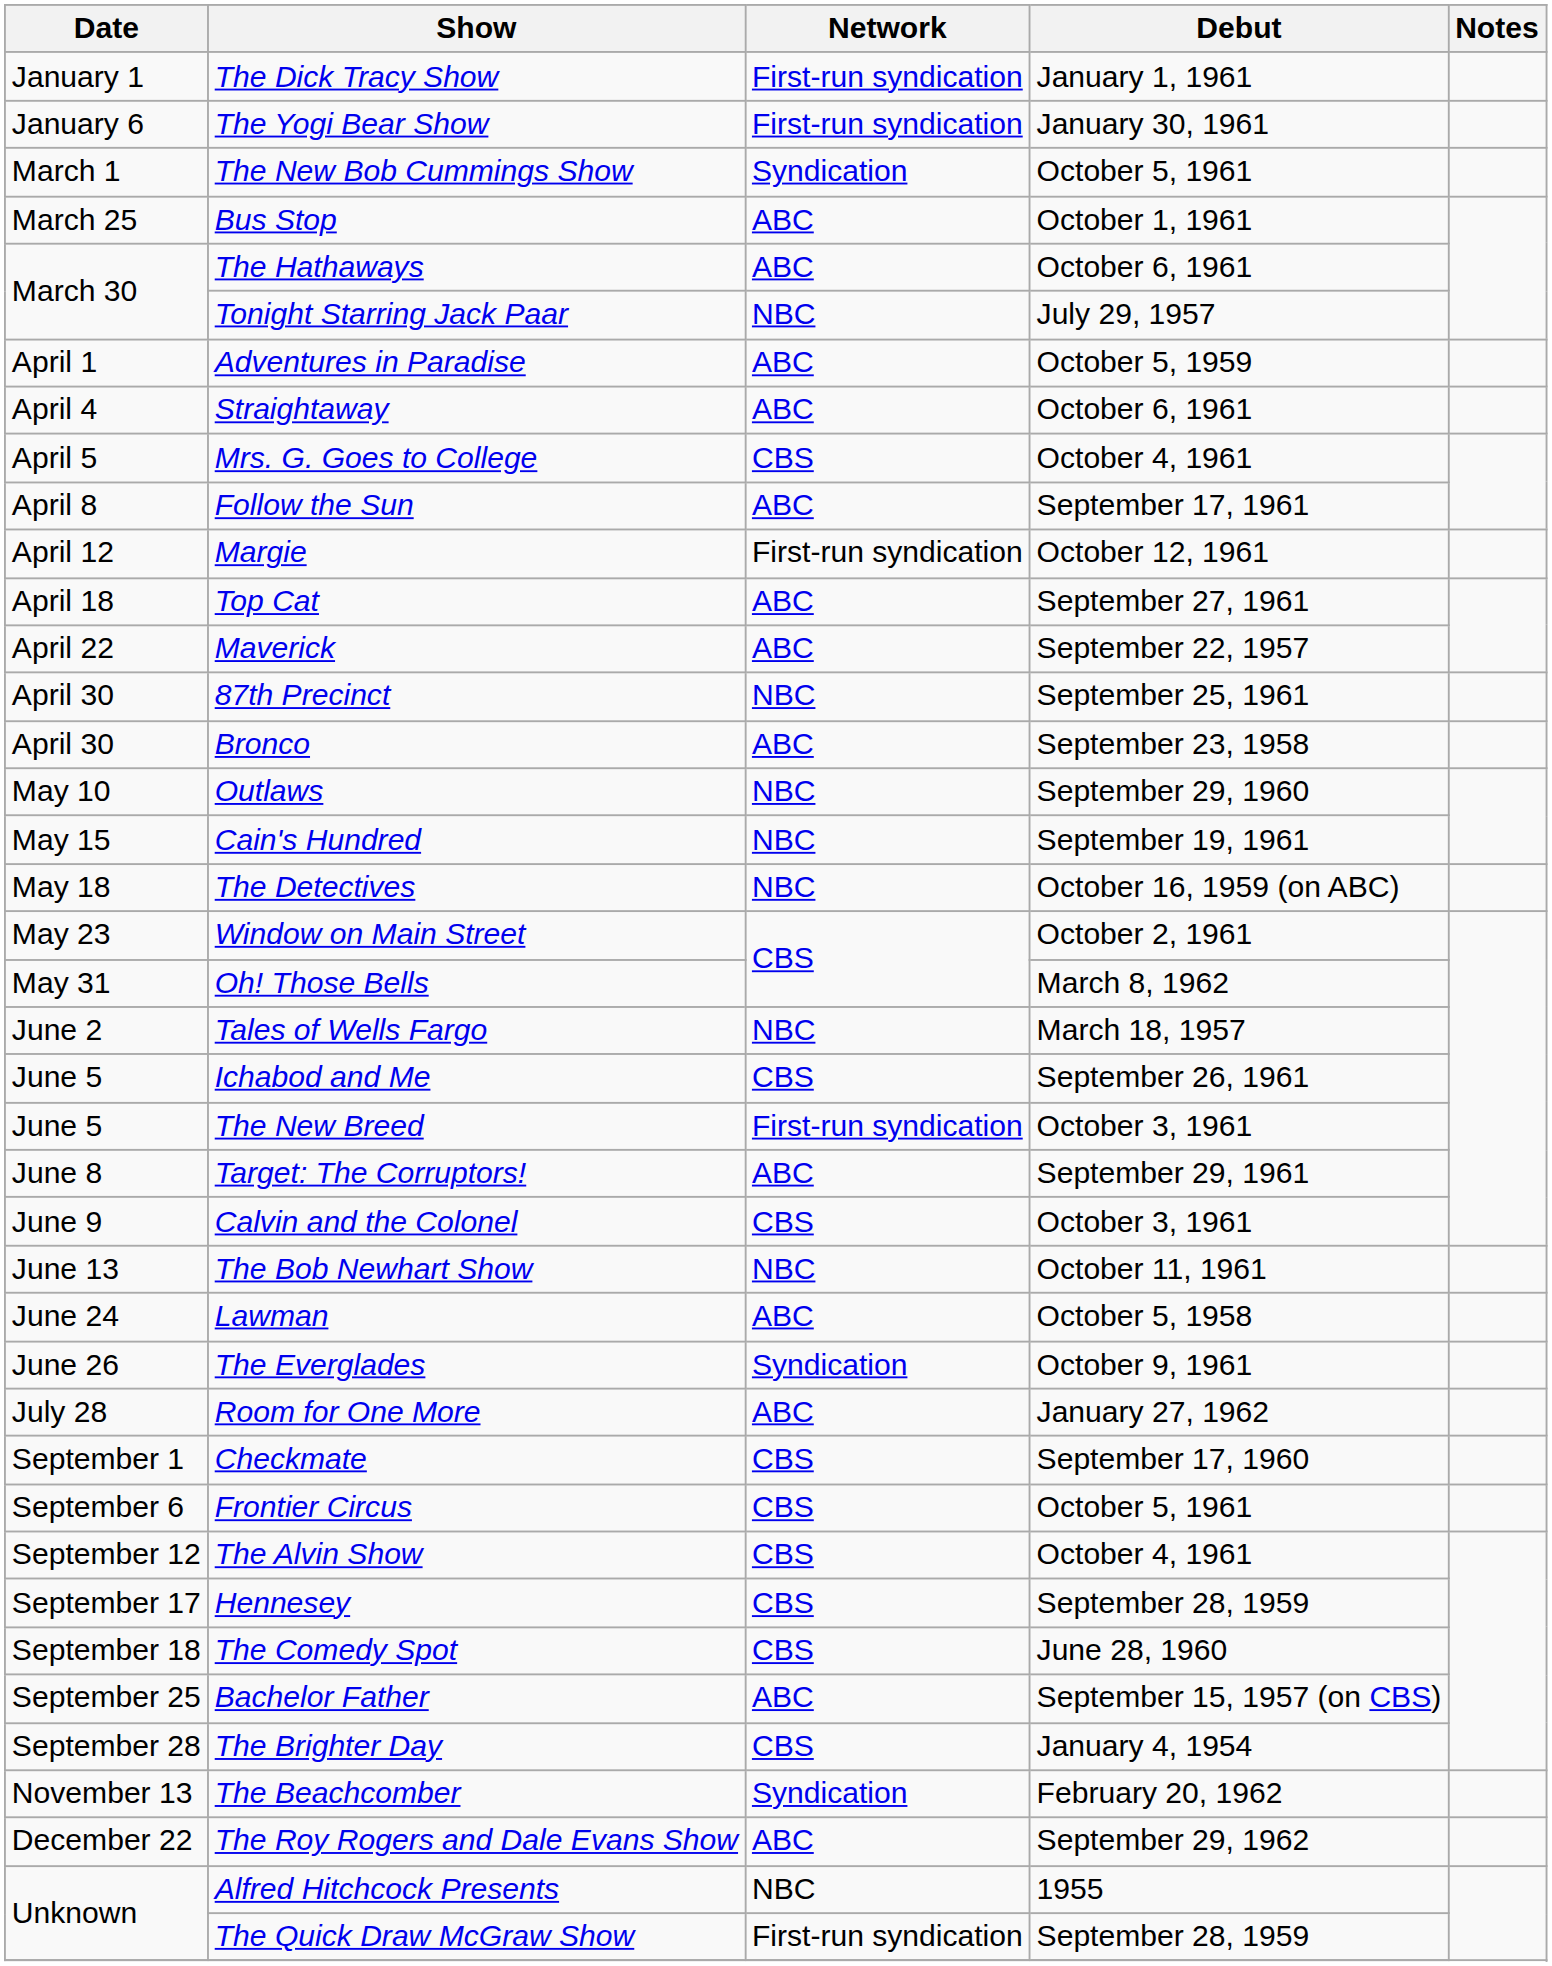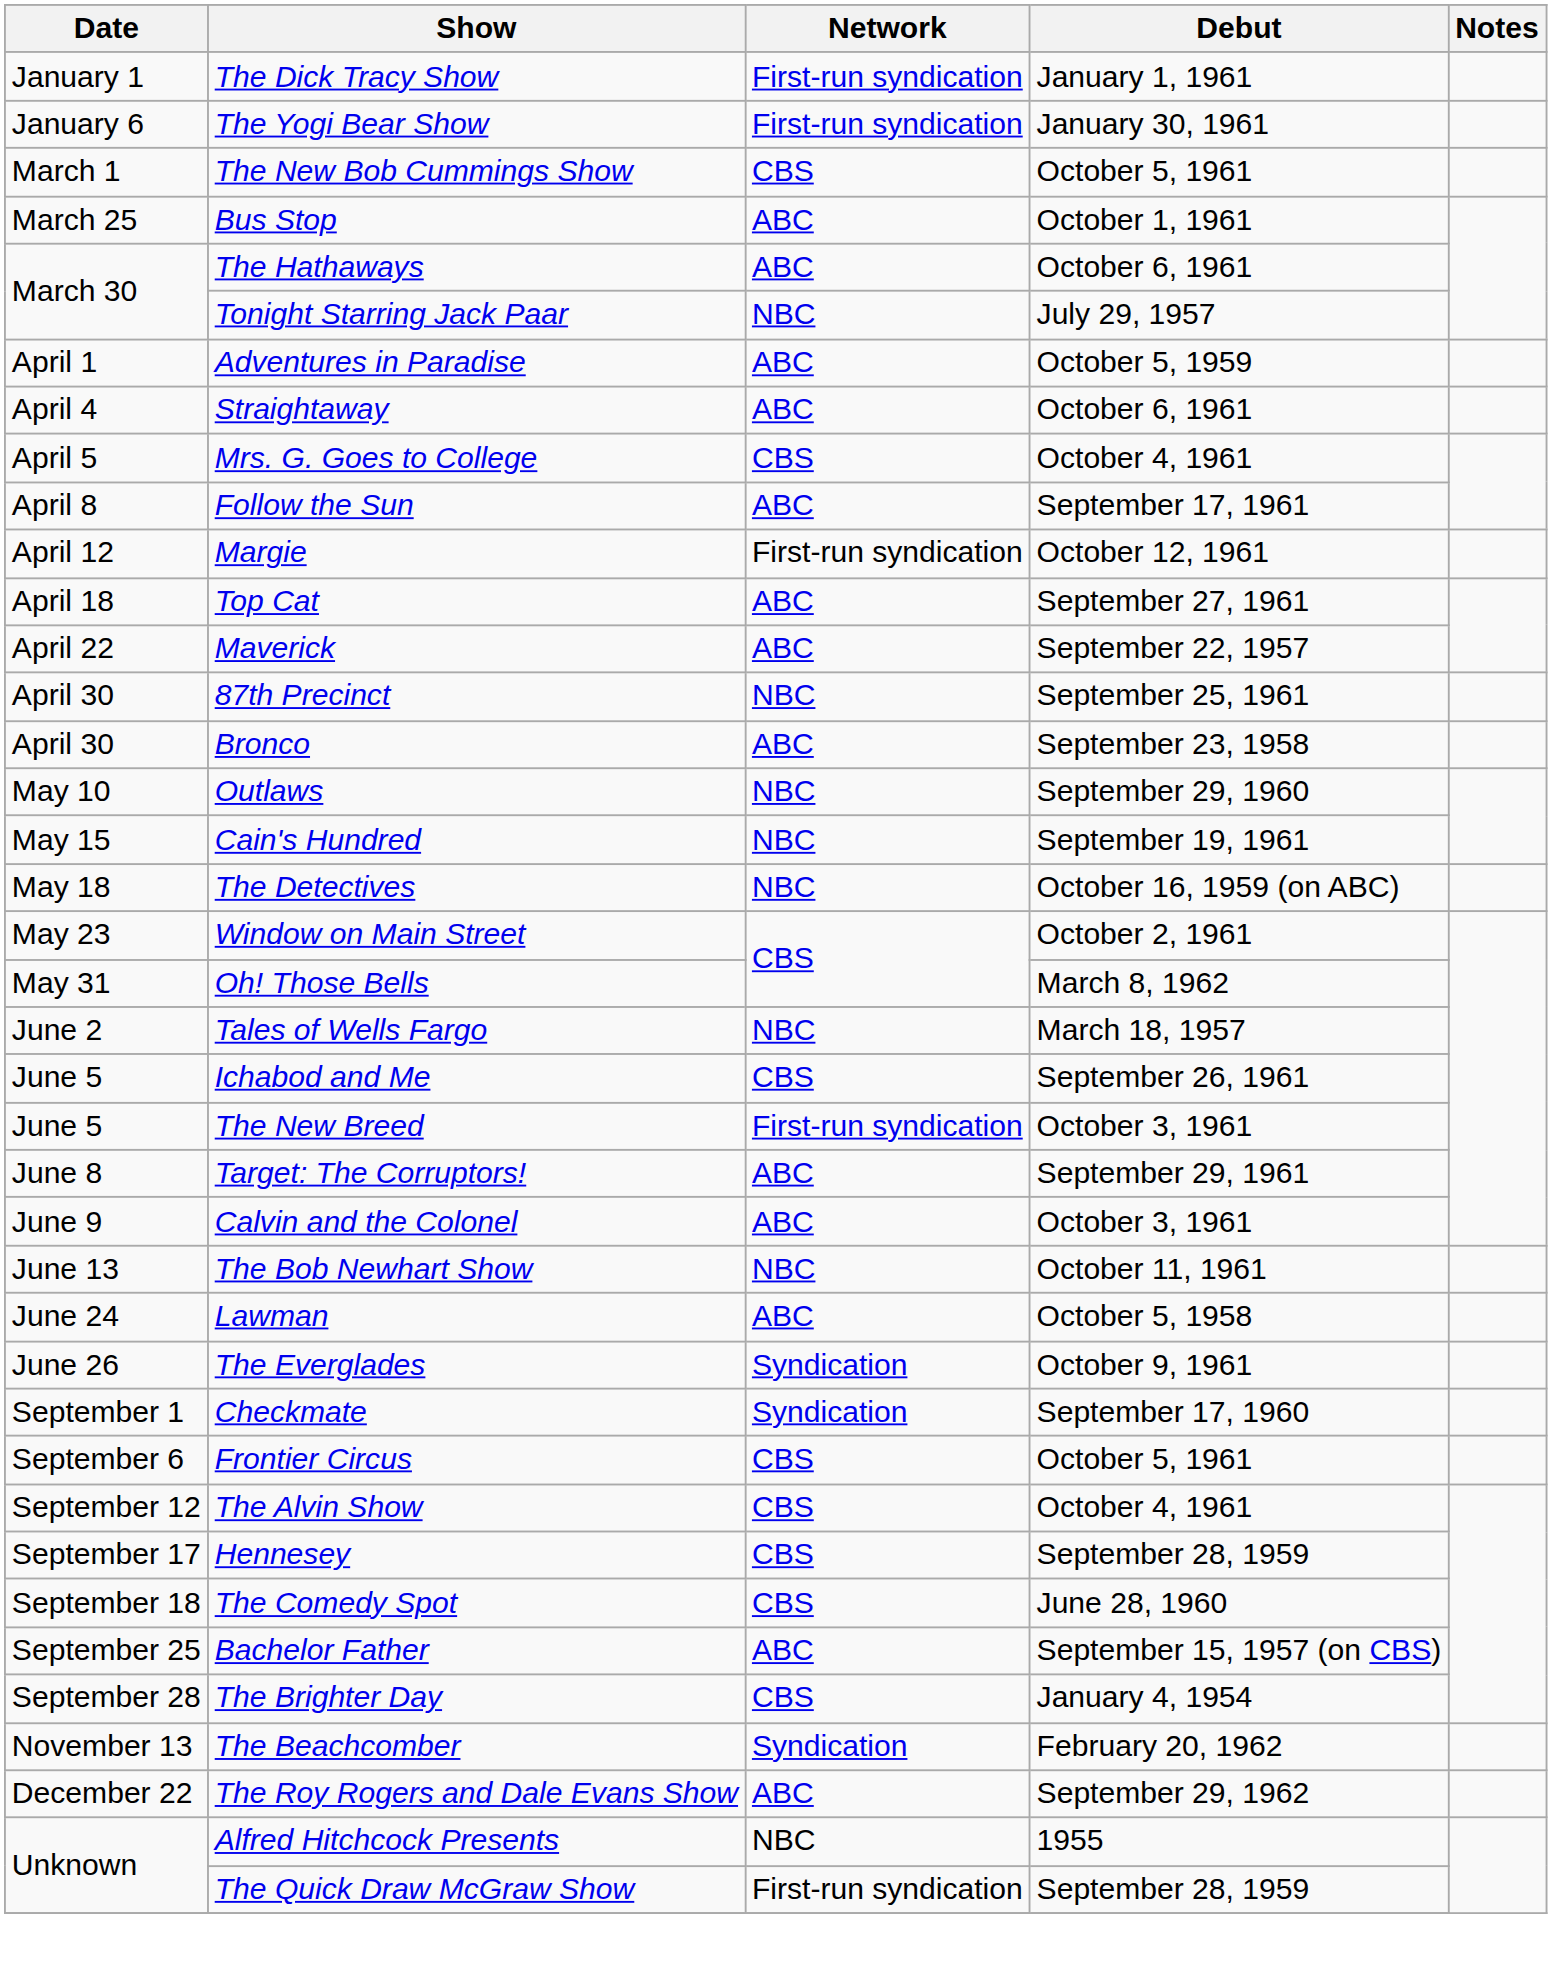(830, 171) Syndication -> (783, 171) CBS
(783, 1220) CBS -> (783, 1220) ABC
- row: (348, 1411)
(783, 1459) CBS -> (830, 1411) Syndication
